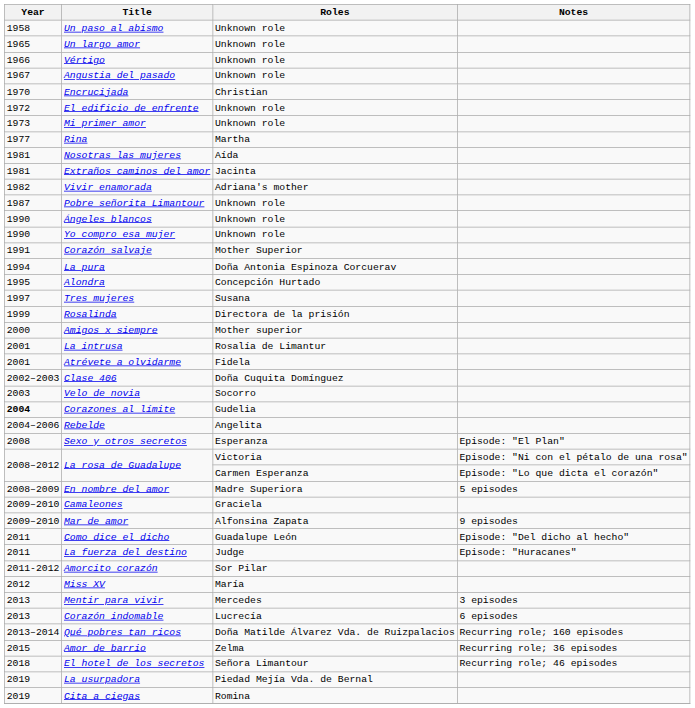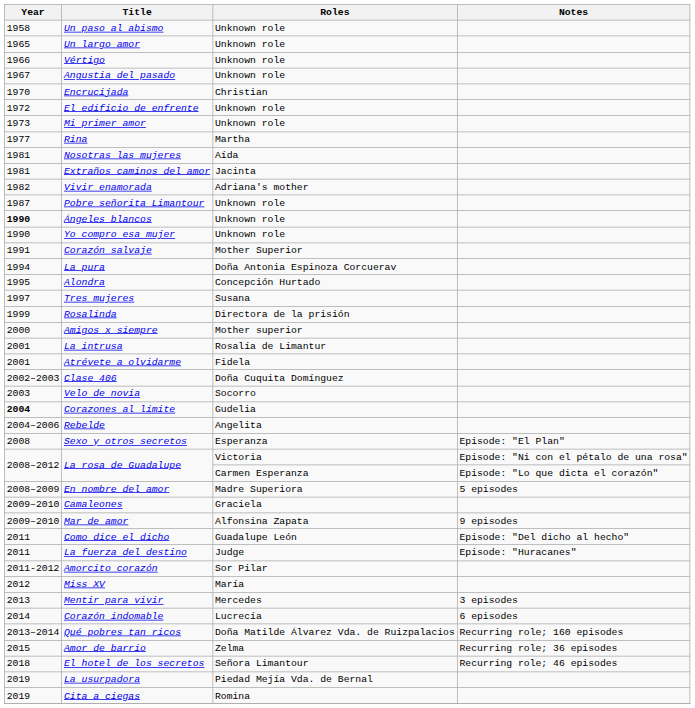(18, 219) normal -> (18, 219) bold
(18, 616) 2013 -> (18, 616) 2014
